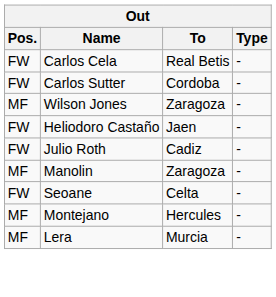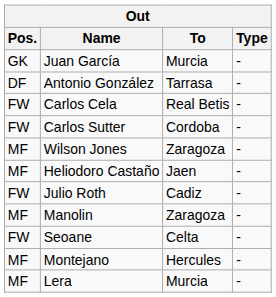+ row: (82, 61)
+ row: (99, 83)
(19, 127) FW -> (18, 171) MF
